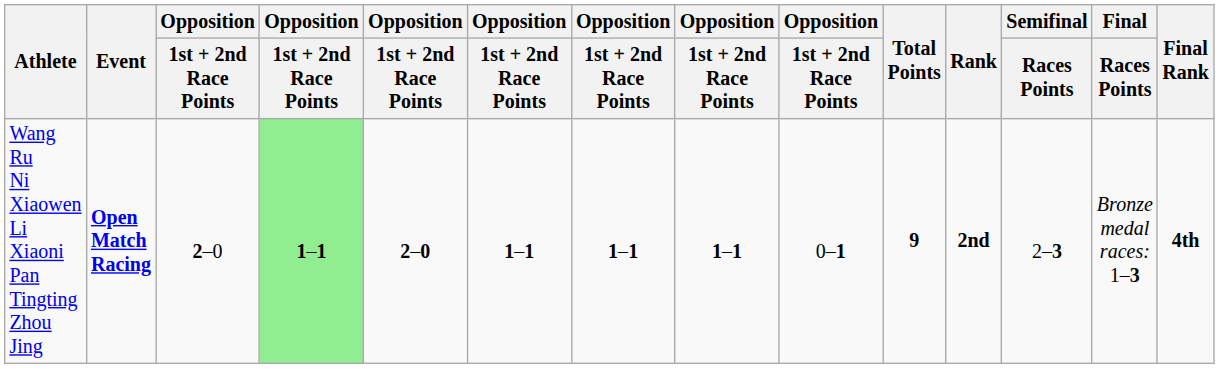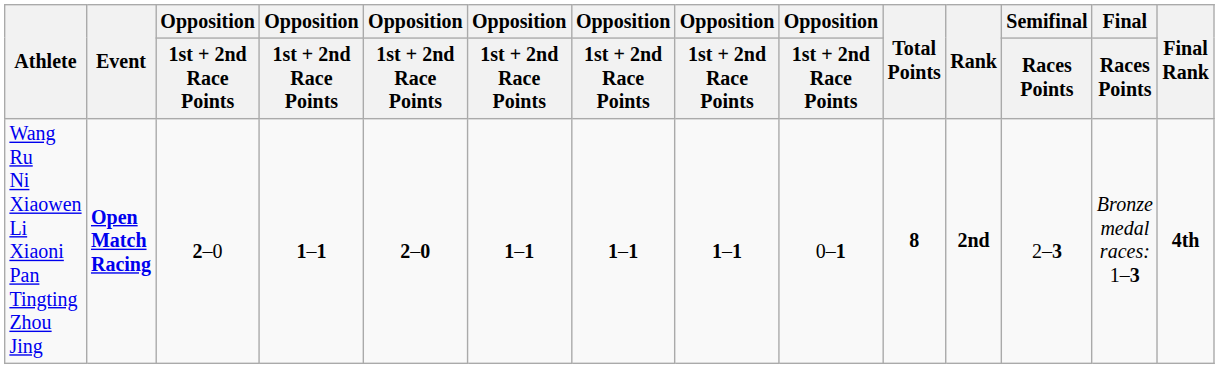(311, 252) lightgreen background -> (311, 252) no background
(914, 241) 9 -> (914, 241) 8
